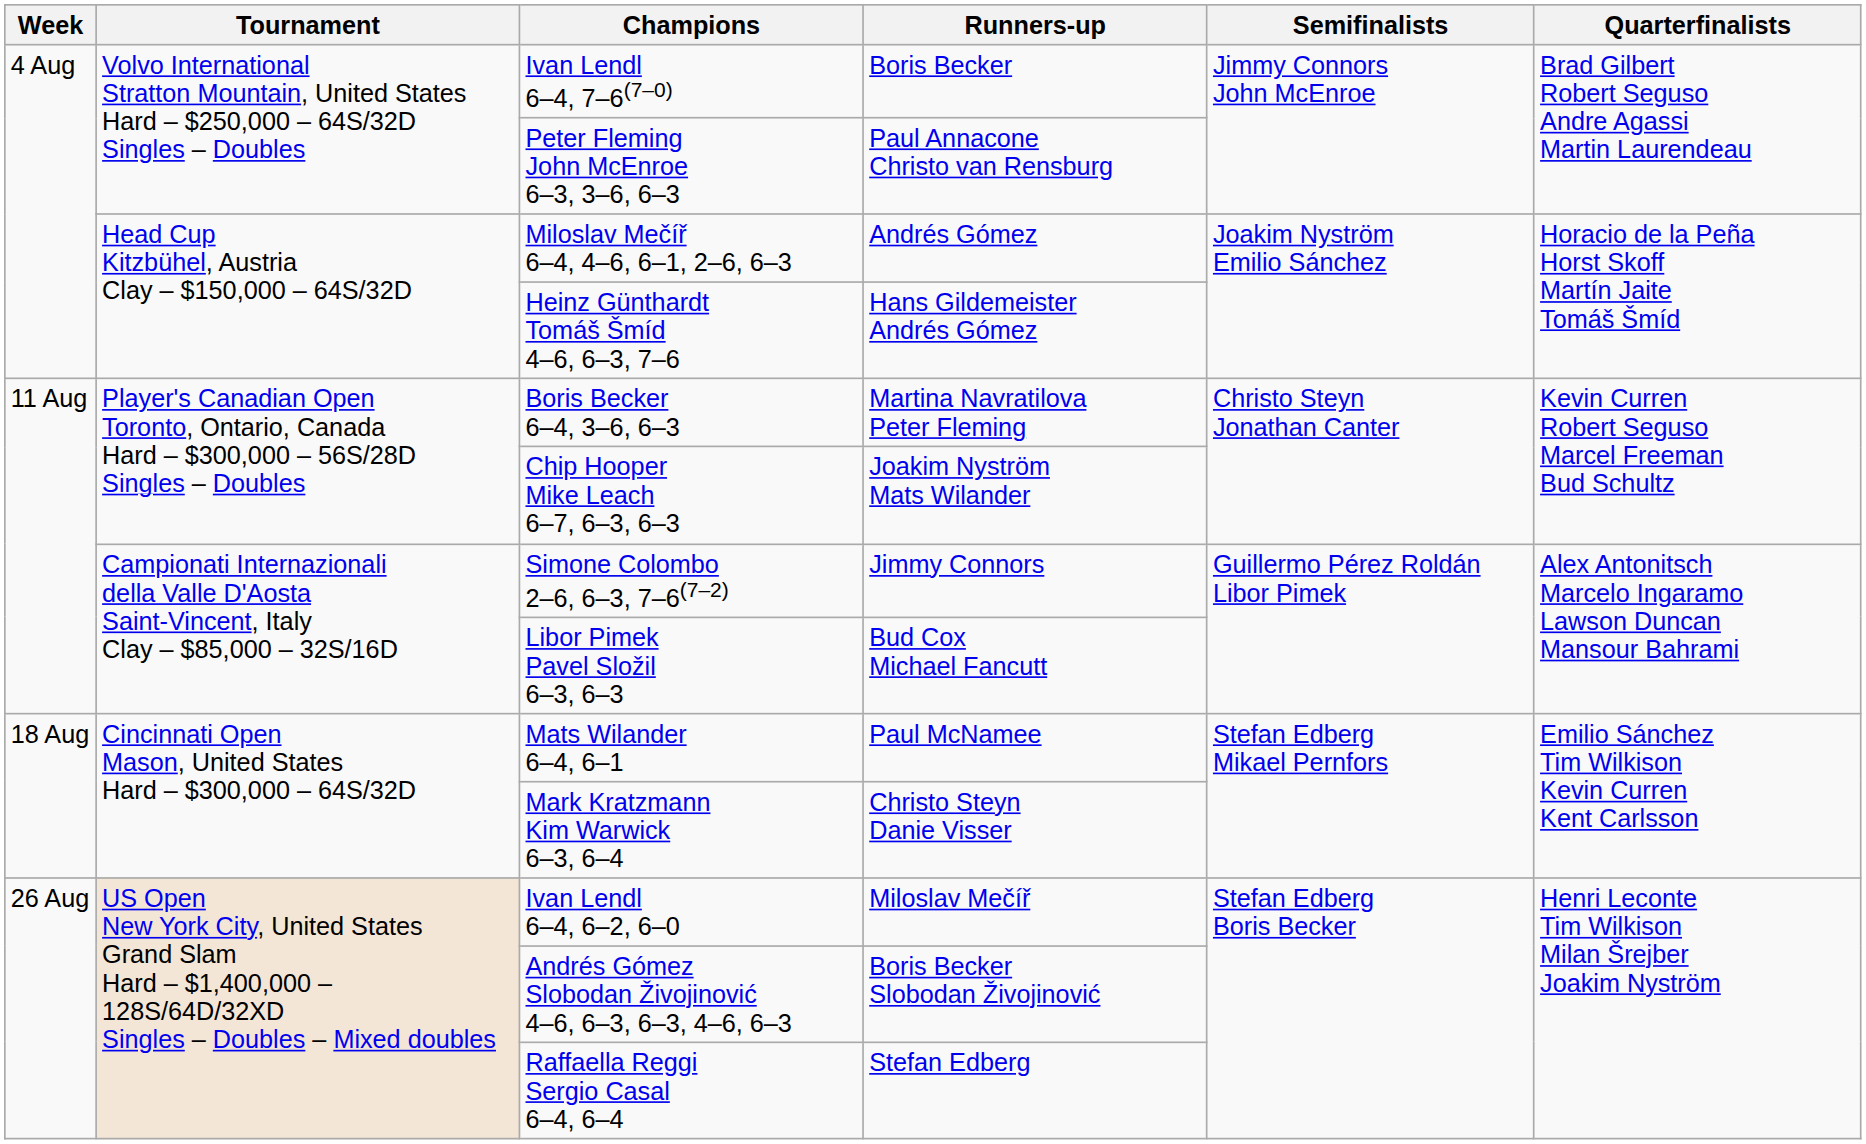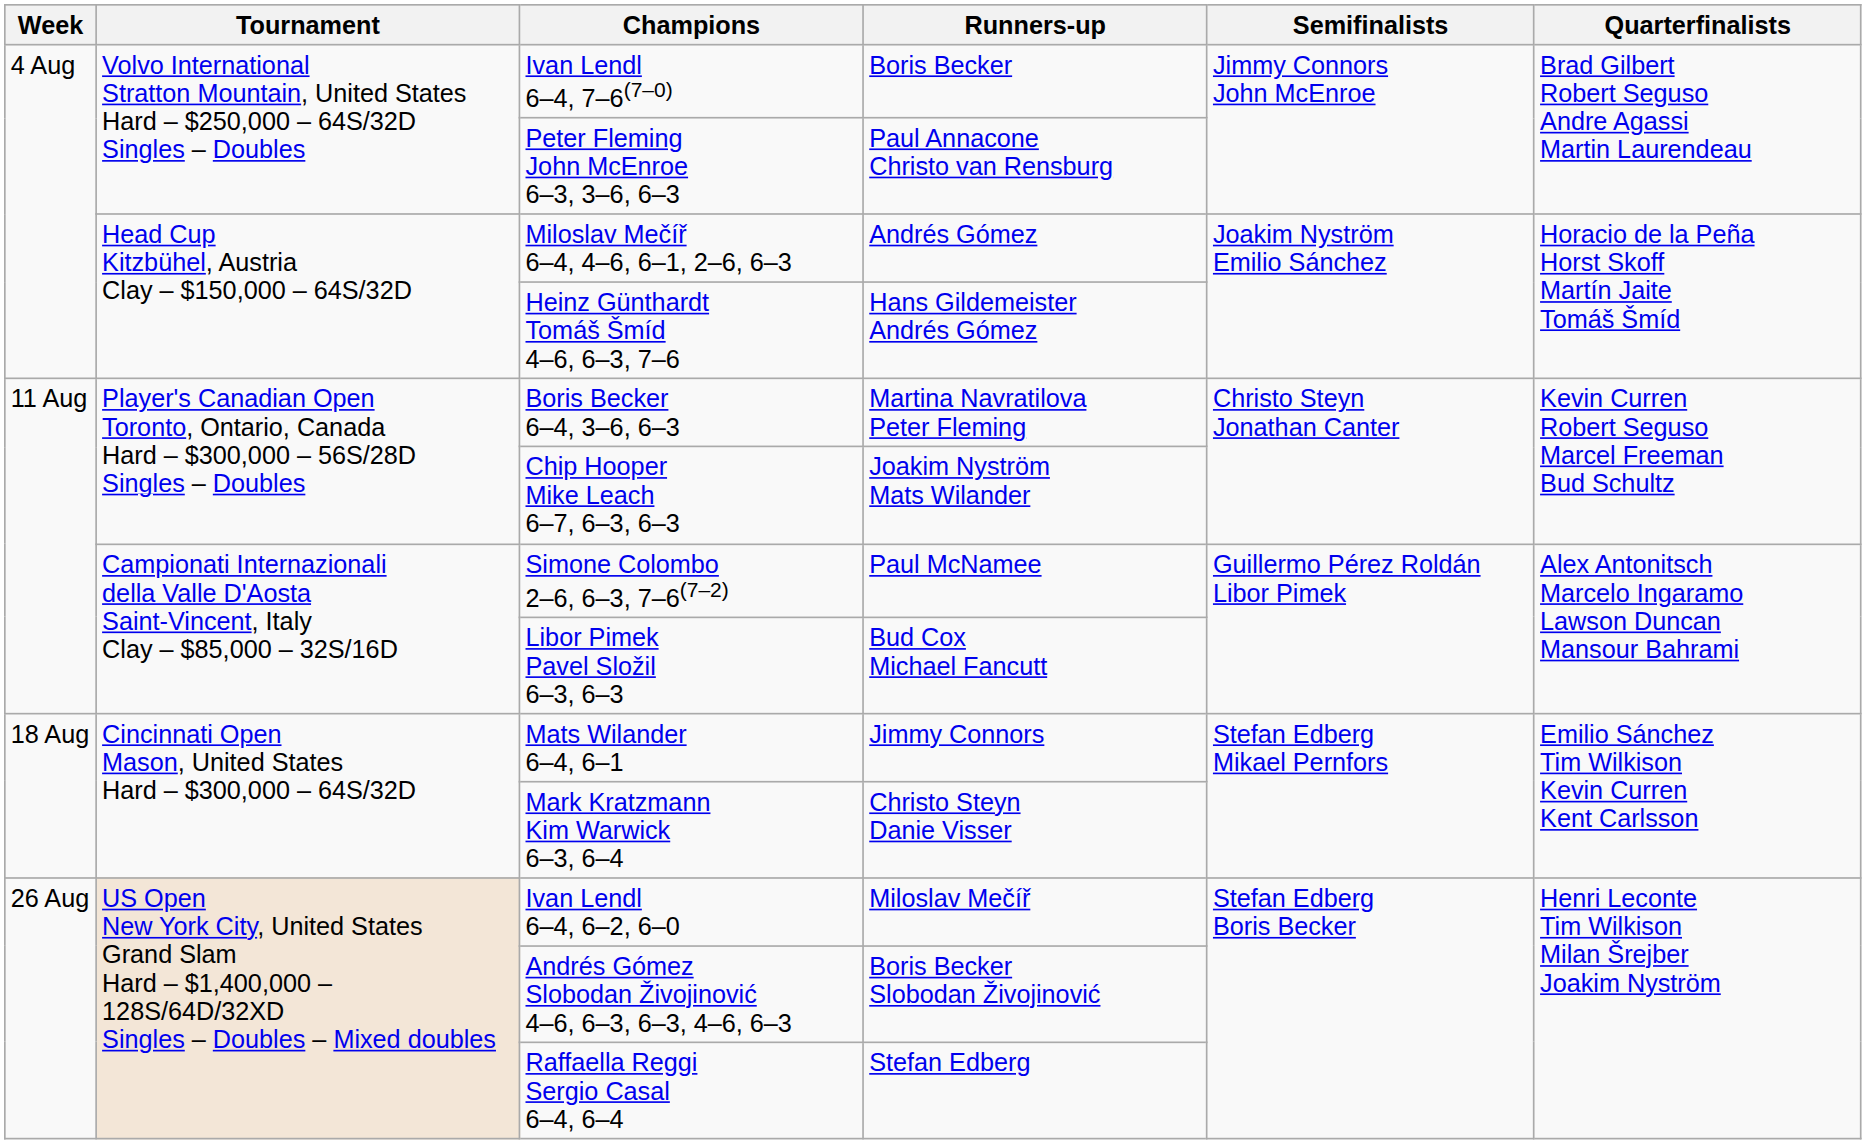(957, 564) Jimmy Connors -> (955, 564) Paul McNamee
(955, 733) Paul McNamee -> (957, 733) Jimmy Connors
